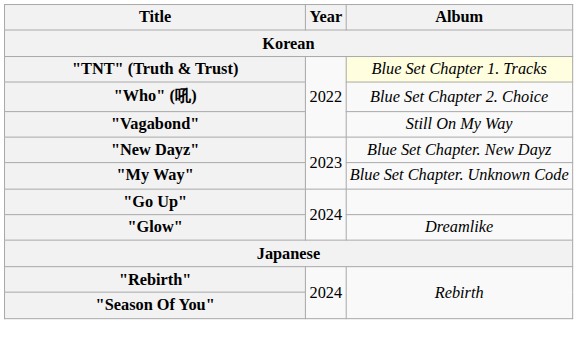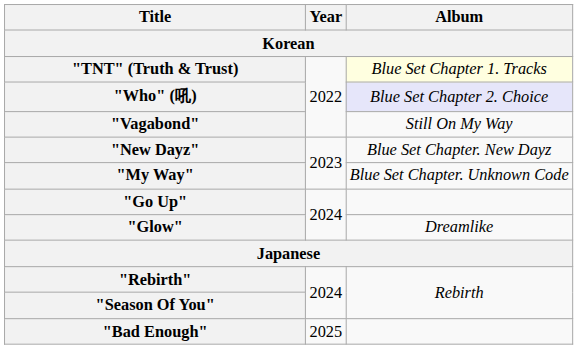(459, 96) no background -> (459, 96) lavender background
+ row: (155, 331)
